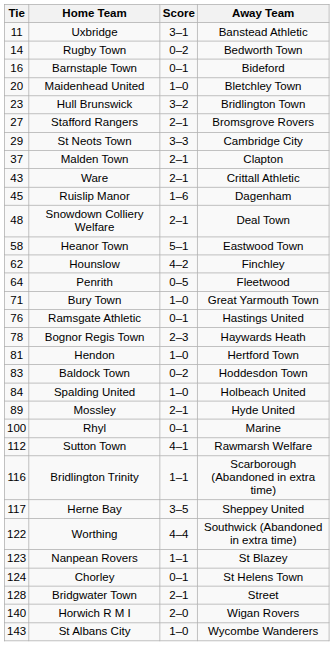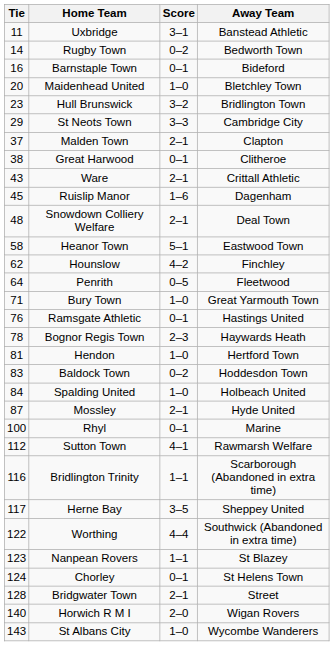- row: (95, 123)
+ row: (95, 159)
(17, 410) 89 -> (17, 410) 87
